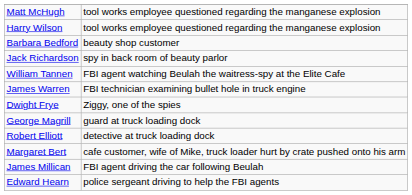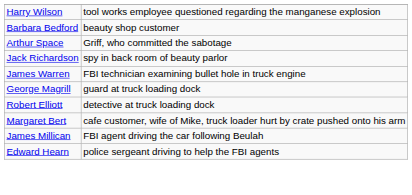- row: (36, 12)
+ row: (35, 43)
- row: (40, 74)
- row: (33, 105)
